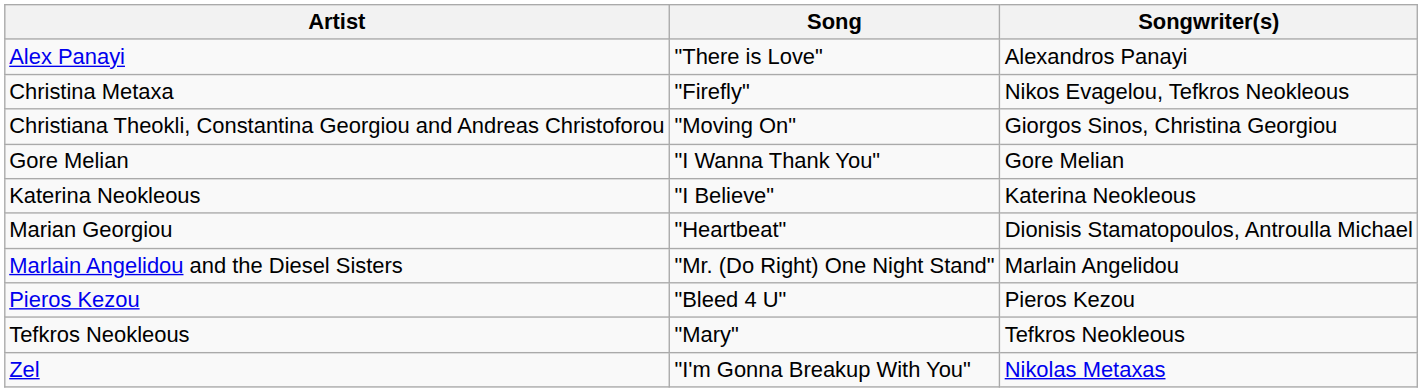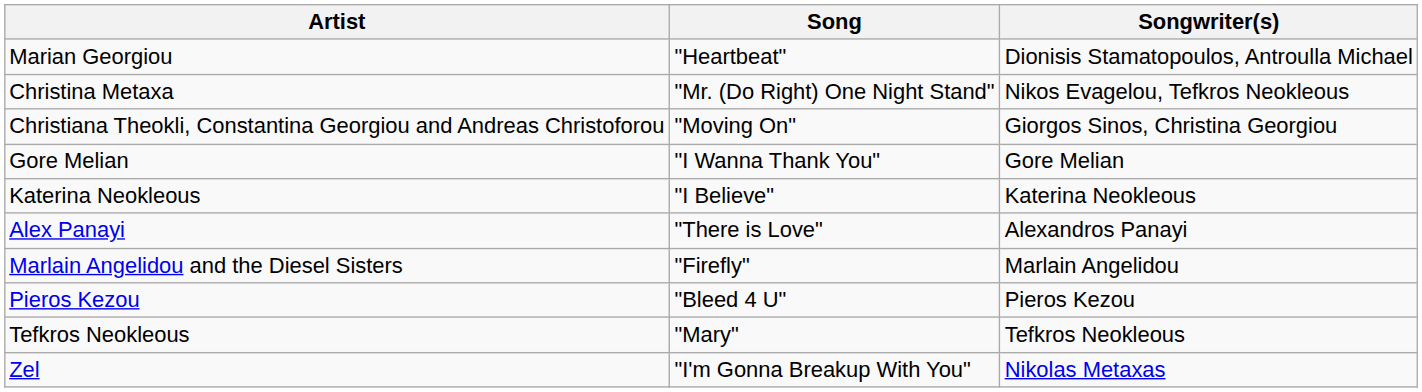rows swapped: (67, 56) <-> (91, 230)
(712, 91) "Firefly" -> (835, 91) "Mr. (Do Right) One Night Stand"
(835, 265) "Mr. (Do Right) One Night Stand" -> (712, 265) "Firefly"
